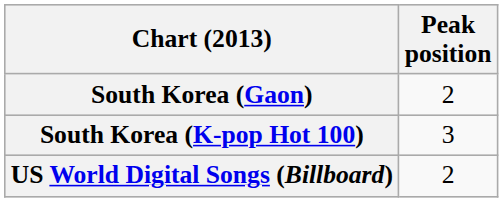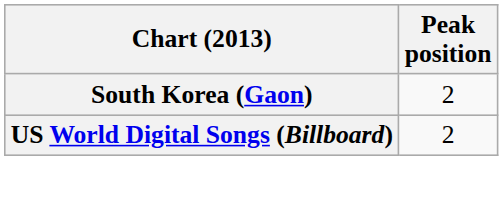- row: (202, 134)
